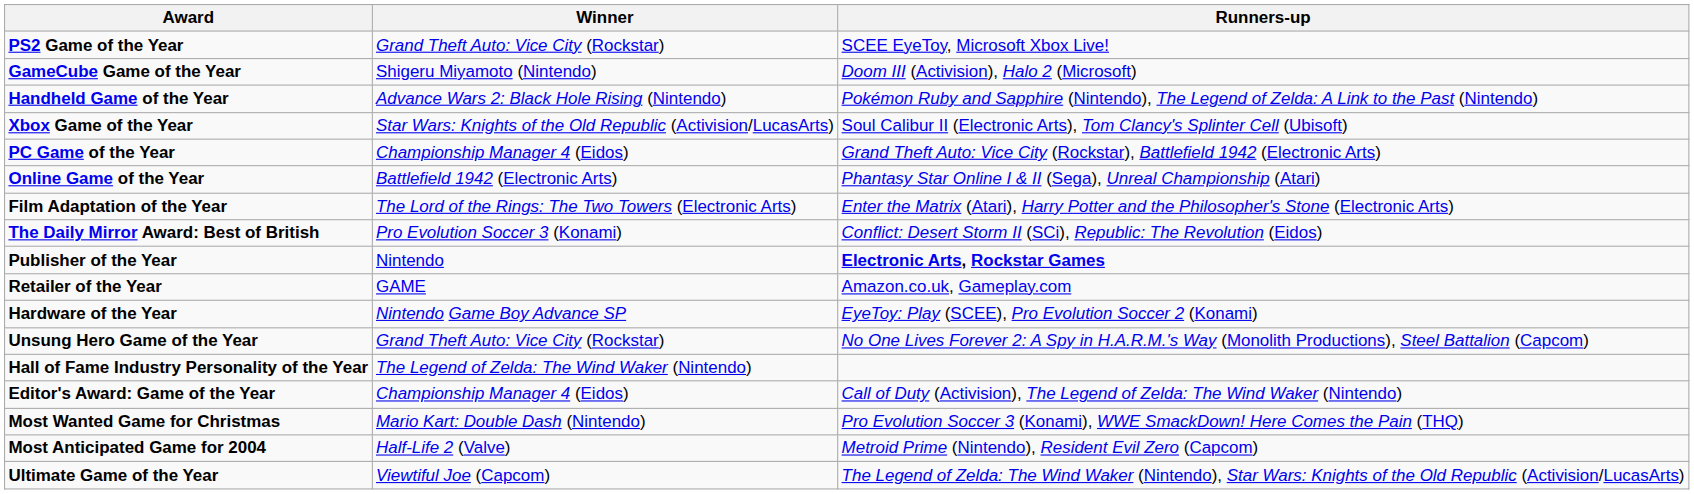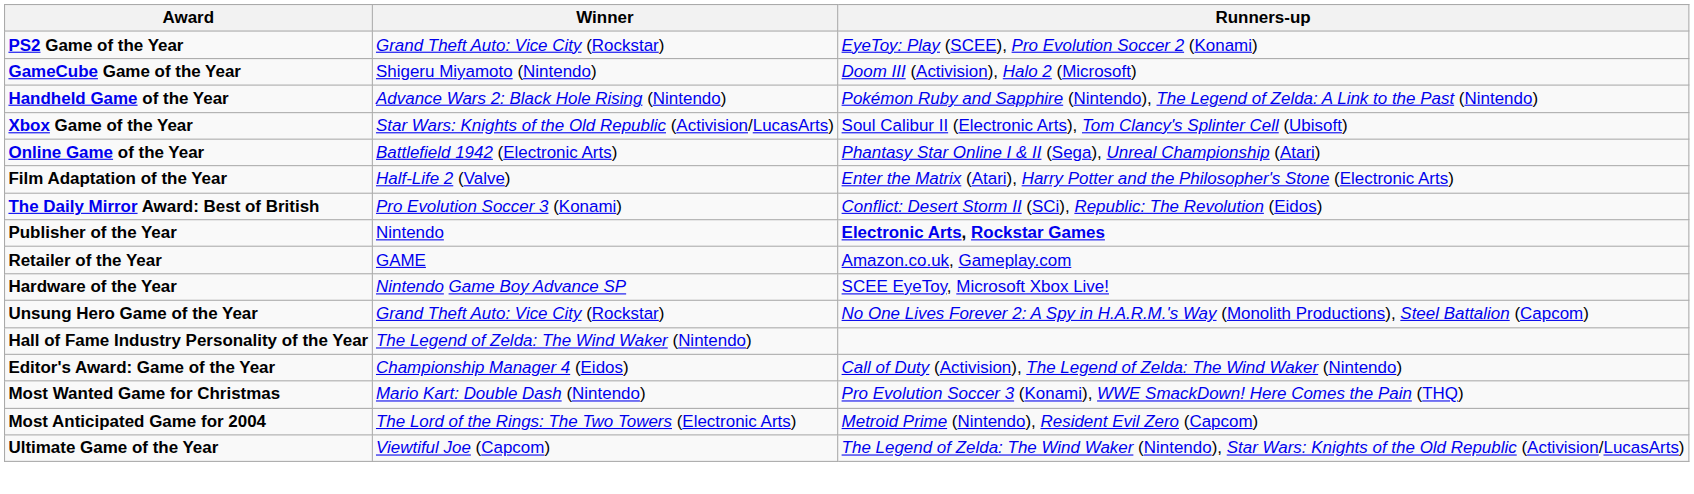(975, 44) SCEE EyeToy, Microsoft Xbox Live! -> (1050, 44) EyeToy: Play (SCEE), Pro Evolution Soccer 2 (Konami)
- row: (92, 152)
(586, 206) The Lord of the Rings: The Two Towers (Electronic Arts) -> (443, 179) Half-Life 2 (Valve)
(1050, 313) EyeToy: Play (SCEE), Pro Evolution Soccer 2 (Konami) -> (975, 286) SCEE EyeToy, Microsoft Xbox Live!
(443, 448) Half-Life 2 (Valve) -> (586, 421) The Lord of the Rings: The Two Towers (Electronic Arts)
